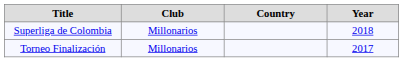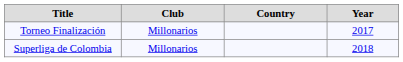rows swapped: (63, 48) <-> (63, 30)
